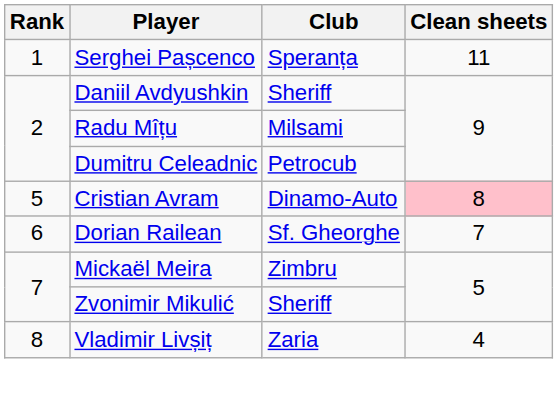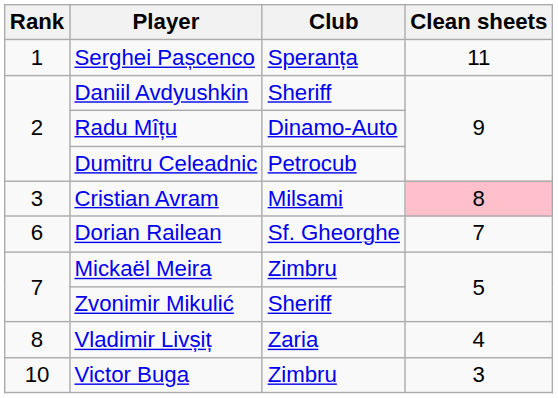(305, 127) Milsami -> (333, 127) Dinamo-Auto
(37, 198) 5 -> (37, 198) 3
(333, 198) Dinamo-Auto -> (305, 198) Milsami
+ row: (132, 374)
